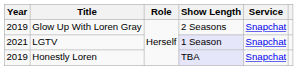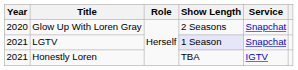(17, 27) 2019 -> (17, 27) 2020
(17, 57) 2019 -> (17, 57) 2021
(190, 57) lavender background -> (190, 57) no background
(266, 57) Snapchat -> (257, 57) IGTV
